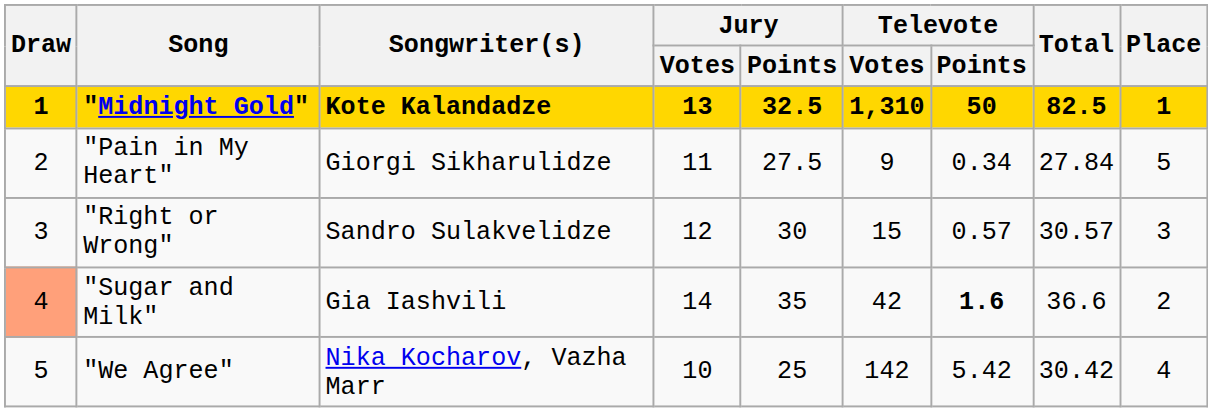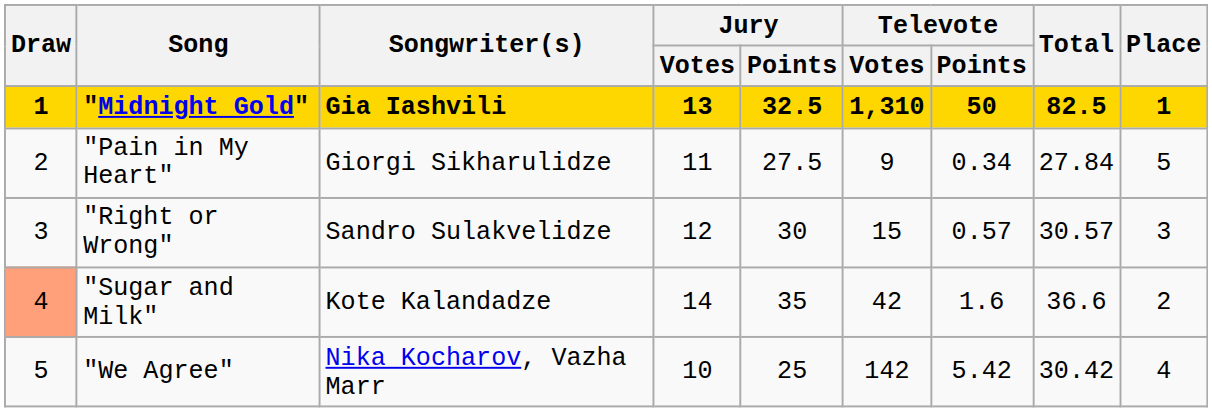(438, 107) Kote Kalandadze -> (416, 107) Gia Iashvili
(416, 302) Gia Iashvili -> (438, 302) Kote Kalandadze
(982, 302) bold -> (982, 302) normal
